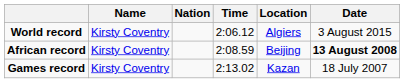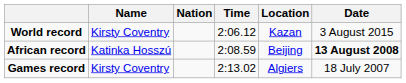(283, 31) Algiers -> (285, 31) Kazan
(130, 50) Kirsty Coventry -> (131, 50) Katinka Hosszú
(283, 68) Kazan -> (285, 68) Algiers
